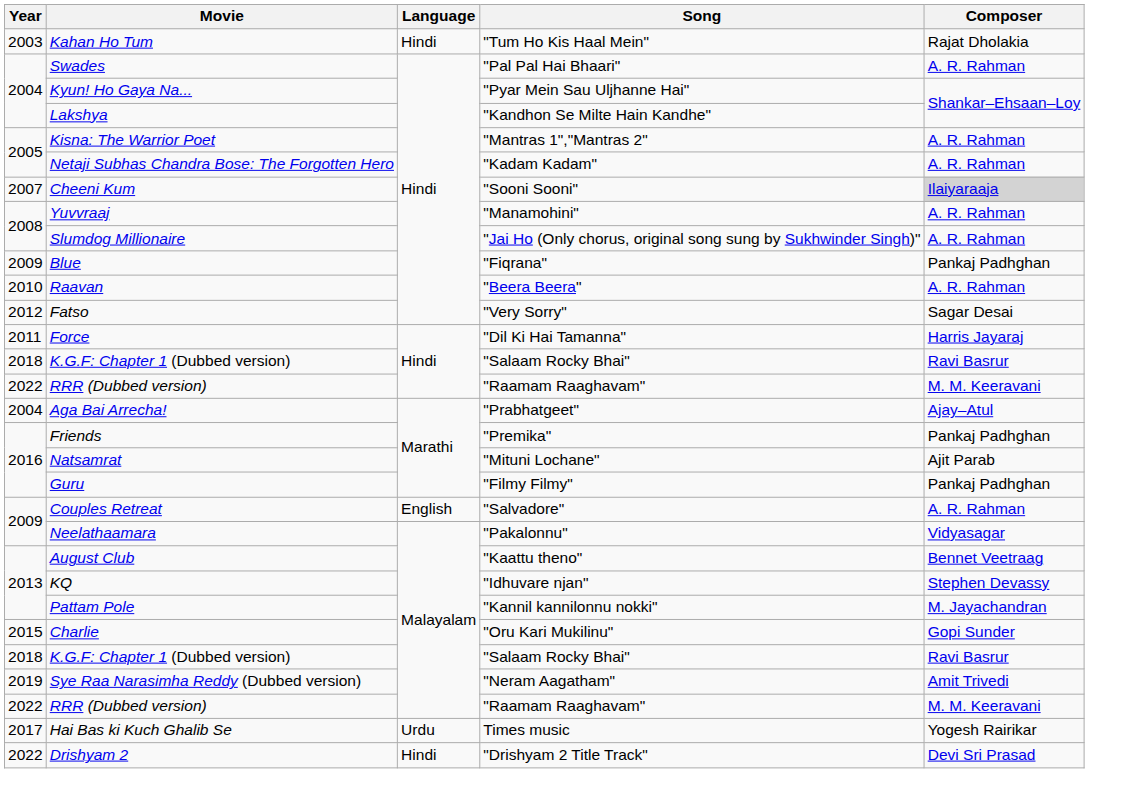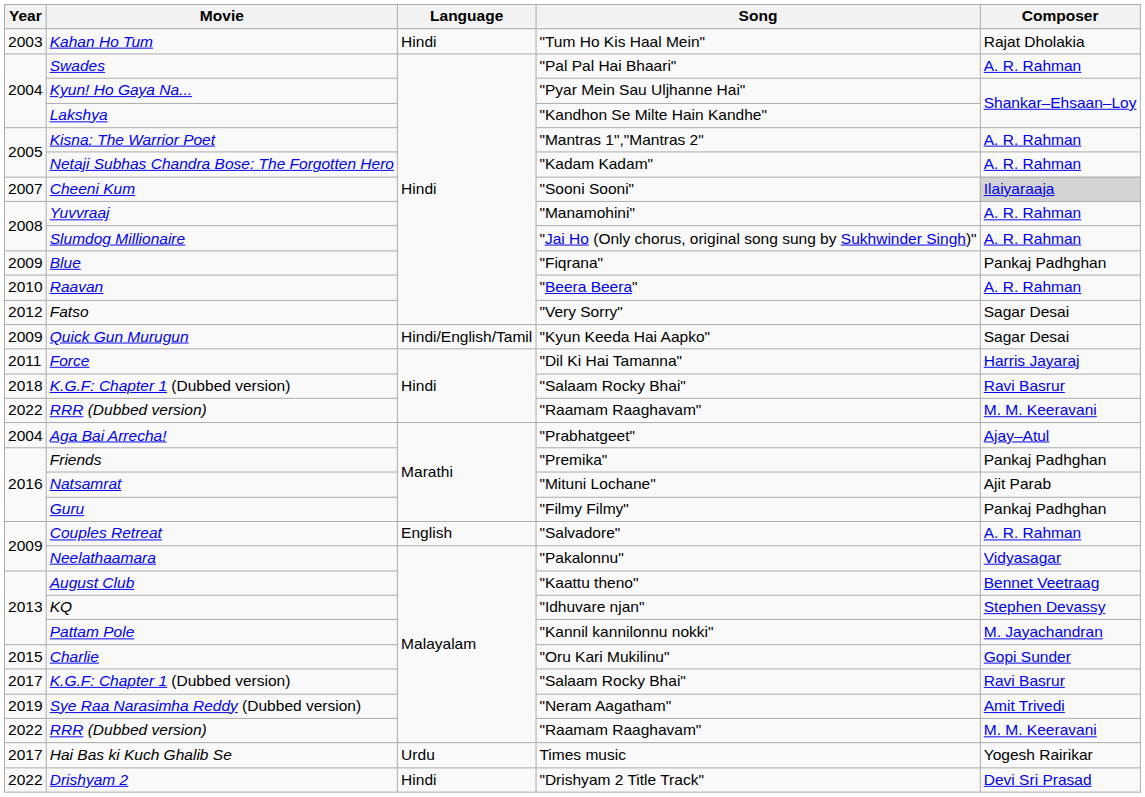+ row: (119, 336)
(25, 656) 2018 -> (25, 681) 2017
